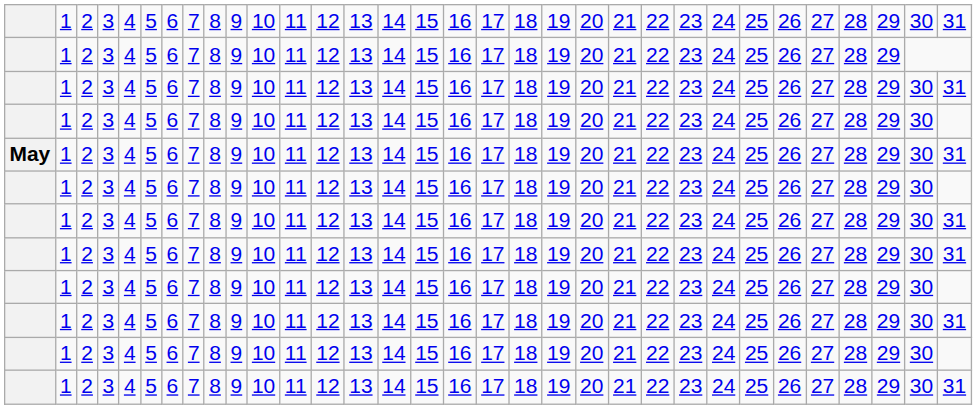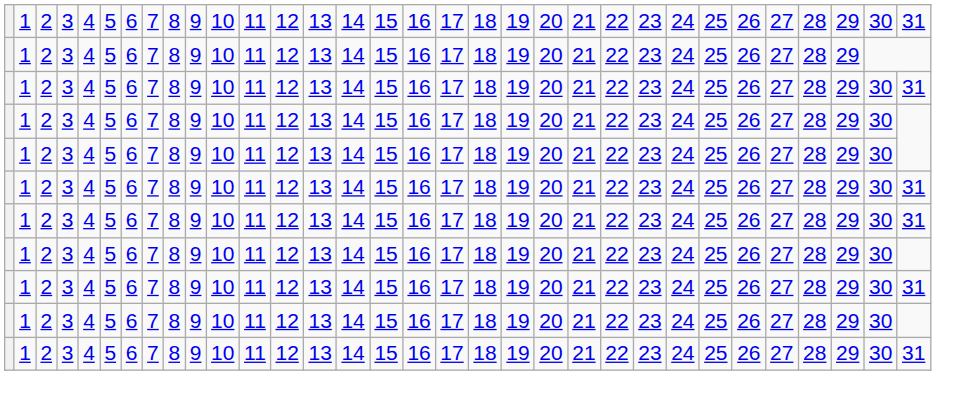- row: (30, 154)
